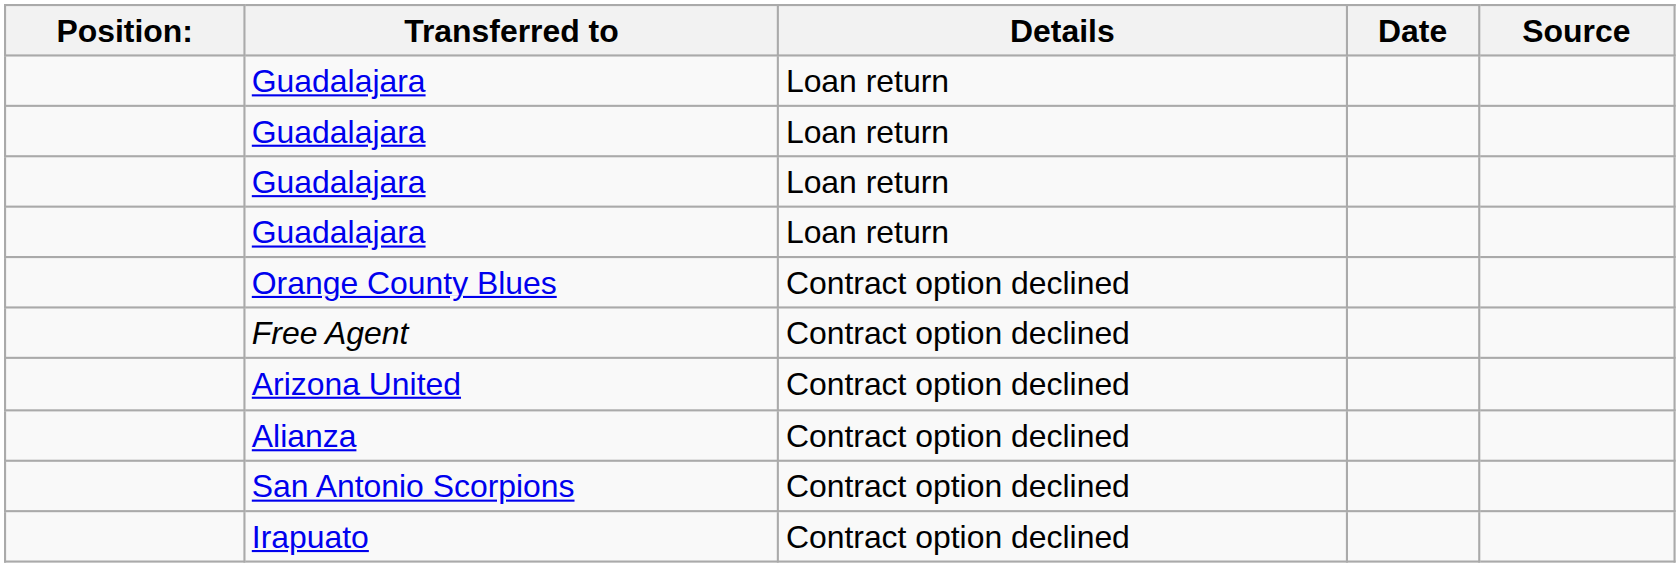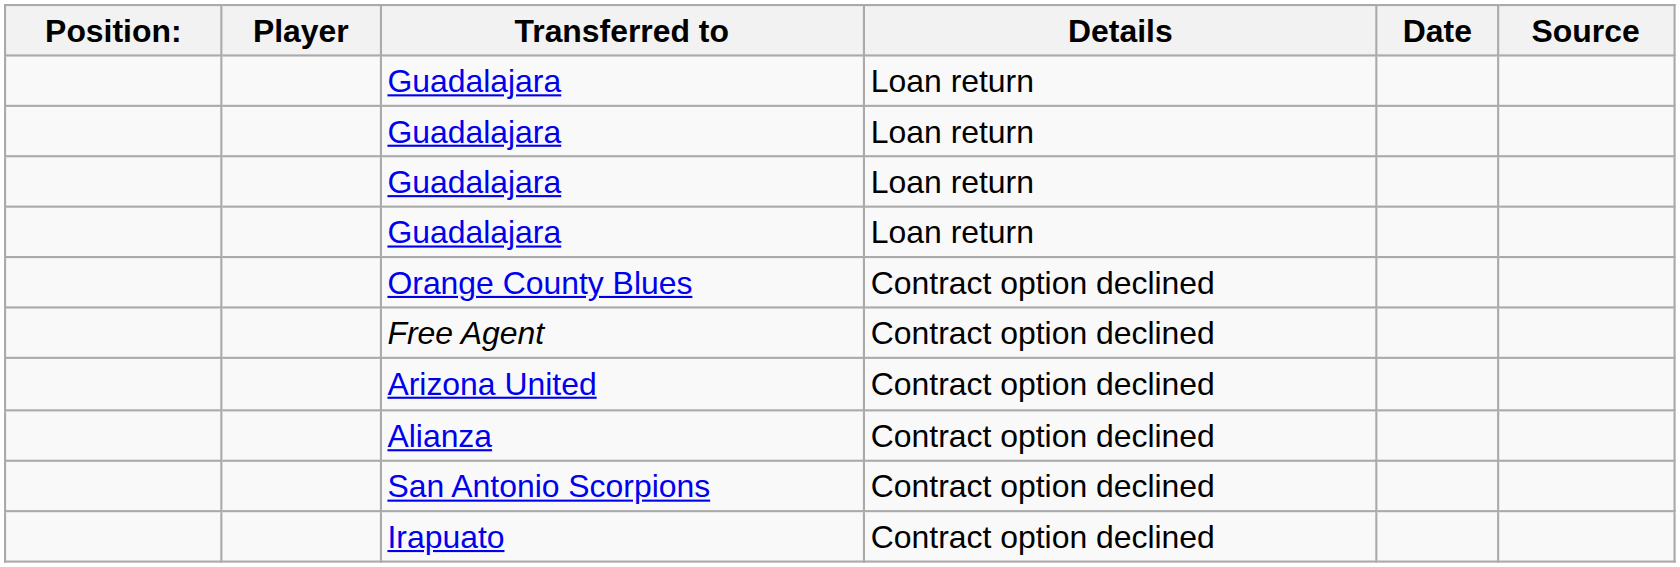+ column: (301, 31)
